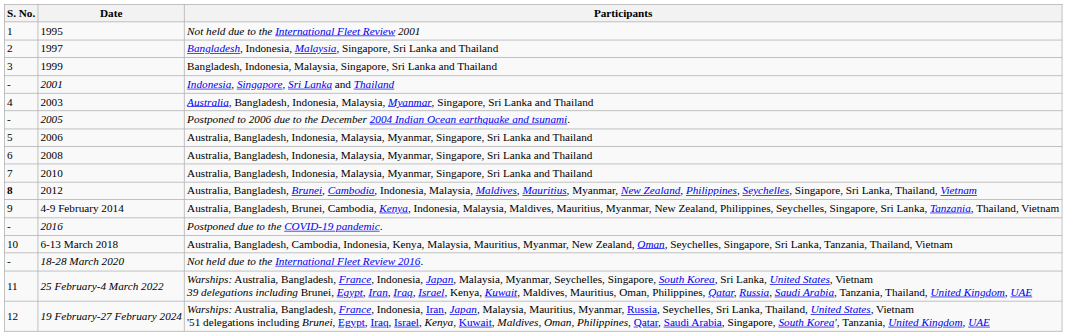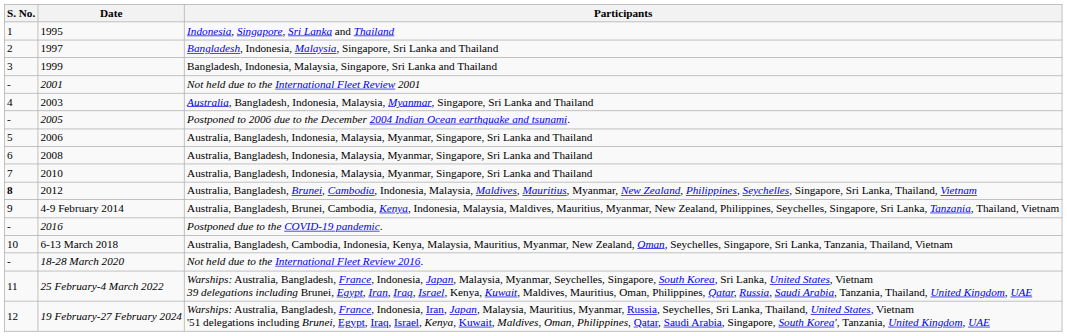(304, 31) Not held due to the International Fleet Review 2001 -> (291, 31) Indonesia, Singapore, Sri Lanka and Thailand
(291, 84) Indonesia, Singapore, Sri Lanka and Thailand -> (304, 84) Not held due to the International Fleet Review 2001
